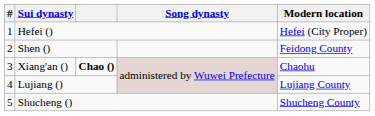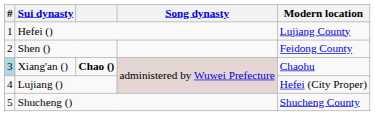(323, 31) Hefei (City Proper) -> (315, 31) Lujiang County
(10, 66) no background -> (10, 66) lightblue background
(315, 84) Lujiang County -> (323, 84) Hefei (City Proper)
